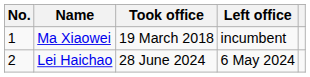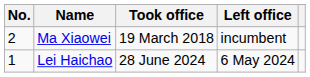(12, 38) 1 -> (12, 38) 2
(12, 60) 2 -> (12, 60) 1
